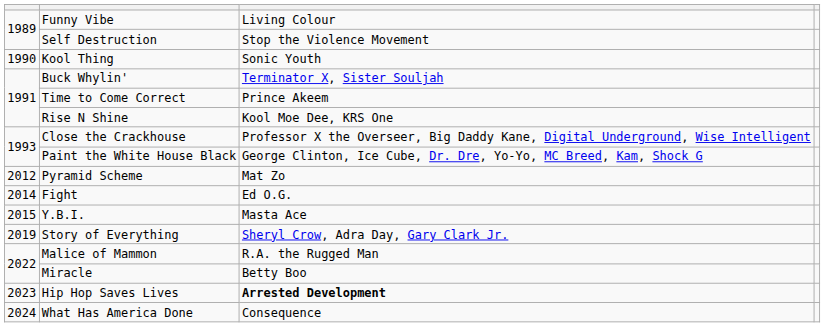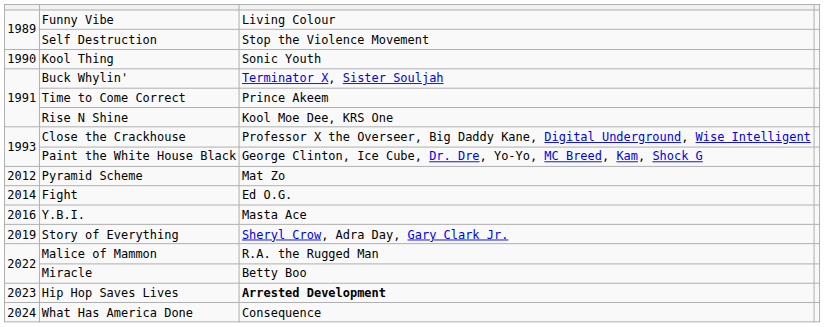(22, 215) 2015 -> (22, 215) 2016
